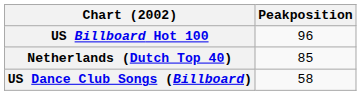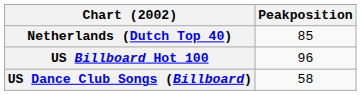rows swapped: (130, 58) <-> (130, 37)
